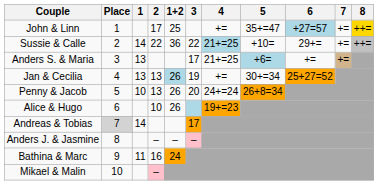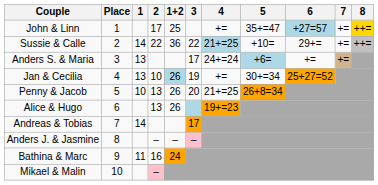(221, 60) 21+=25 -> (221, 60) 24+=24
(156, 76) 13 -> (156, 76) 10
(221, 92) 24+=24 -> (221, 92) 21+=25
(156, 108) 10 -> (156, 108) 13
(117, 124) lightgrey background -> (117, 124) no background
